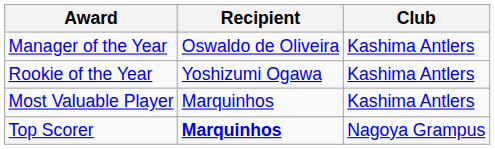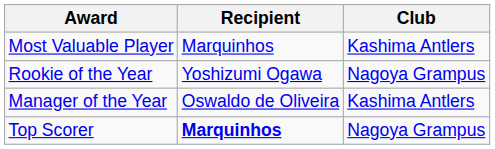rows swapped: (91, 102) <-> (88, 46)
(411, 74) Kashima Antlers -> (416, 74) Nagoya Grampus
